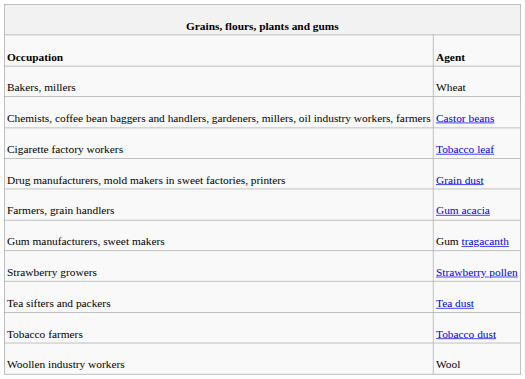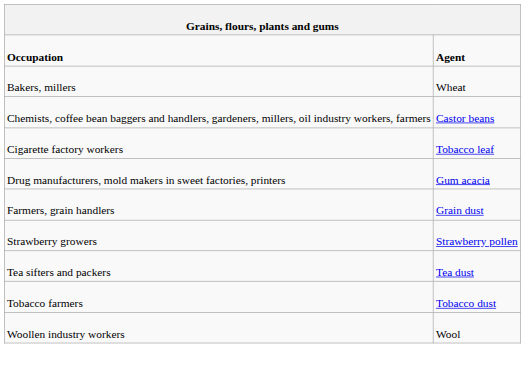(460, 180) Grain dust -> (463, 180) Gum acacia
(463, 211) Gum acacia -> (460, 211) Grain dust
- row: (86, 241)
